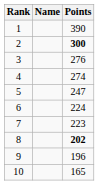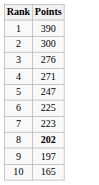- column: (47, 12)
(78, 44) bold -> (48, 44) normal
(78, 76) 274 -> (48, 76) 271
(78, 108) 224 -> (48, 108) 225
(78, 156) 196 -> (48, 156) 197
